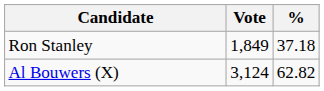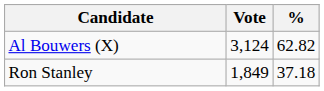rows swapped: (64, 72) <-> (51, 45)
